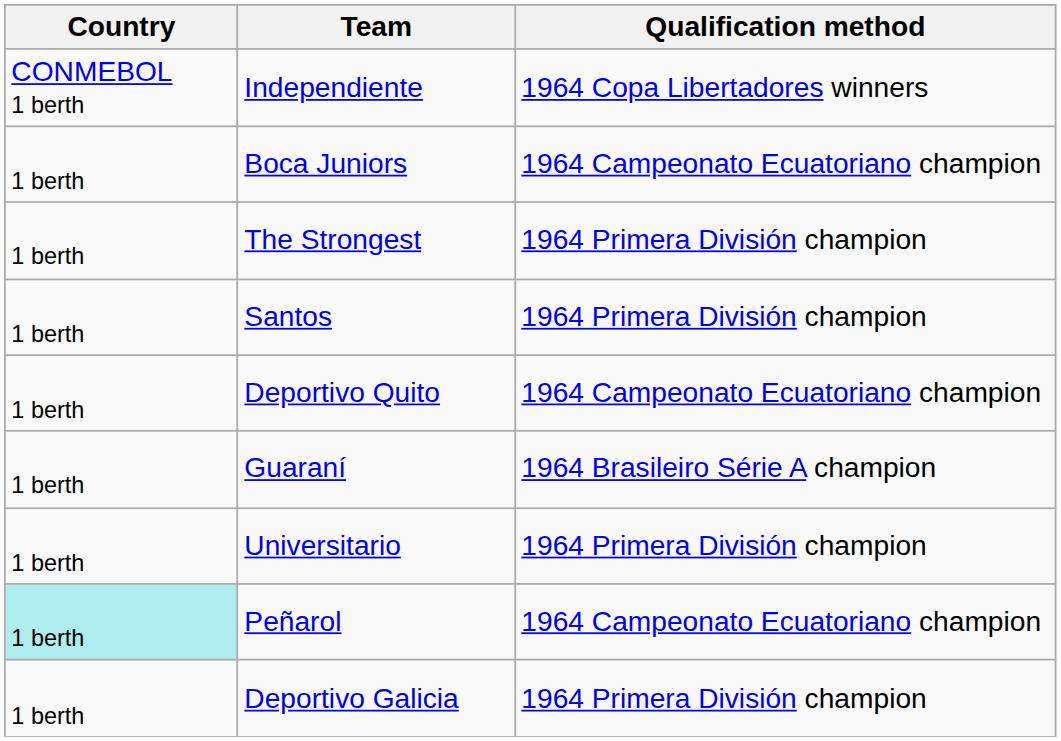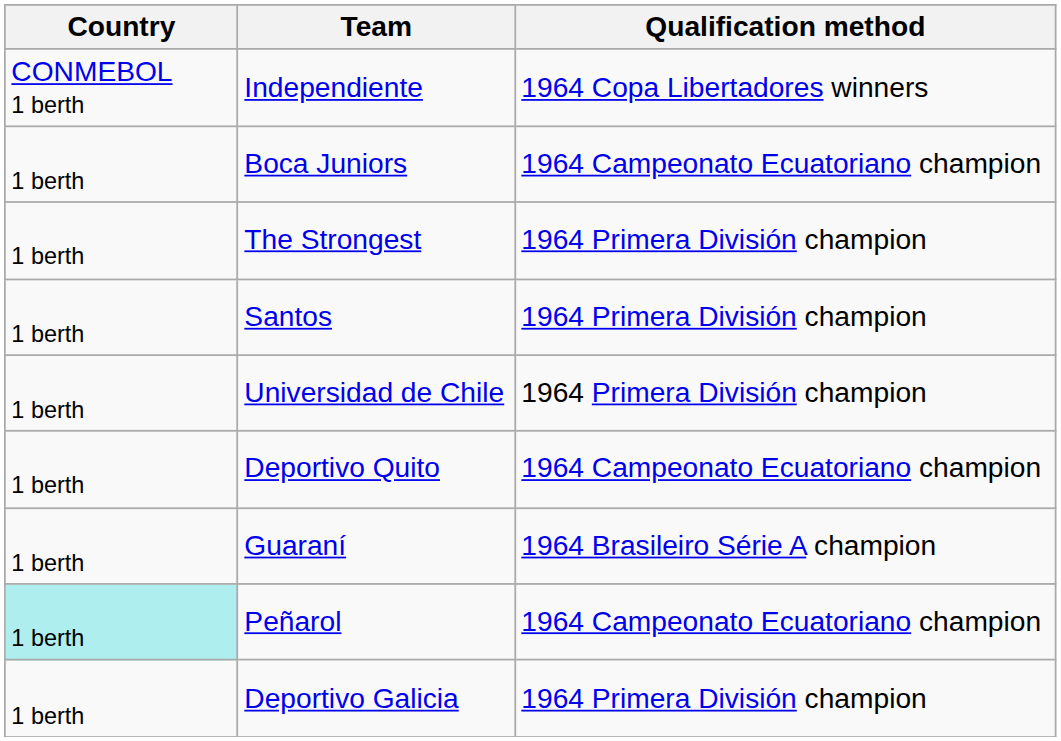+ row: (374, 392)
- row: (323, 545)
